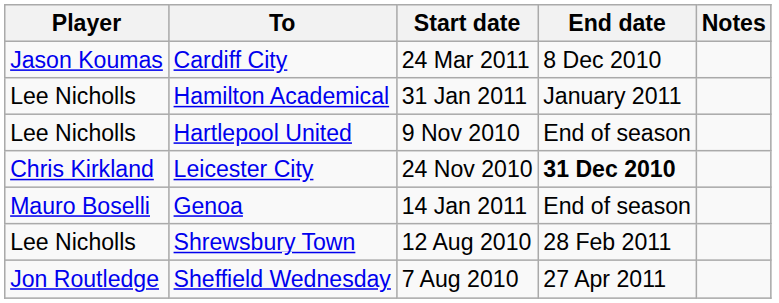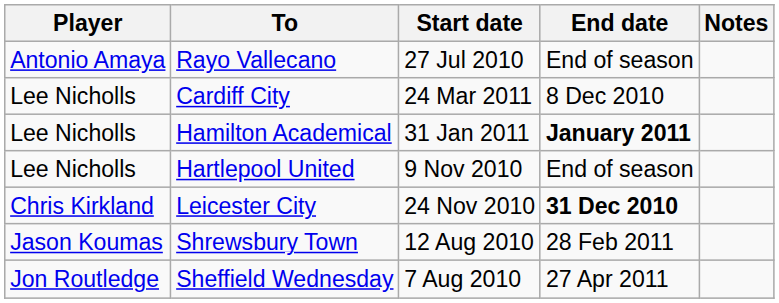+ row: (256, 60)
(86, 60) Jason Koumas -> (73, 96) Lee Nicholls
(612, 96) normal -> (618, 133) bold
- row: (208, 206)
(73, 243) Lee Nicholls -> (86, 243) Jason Koumas
